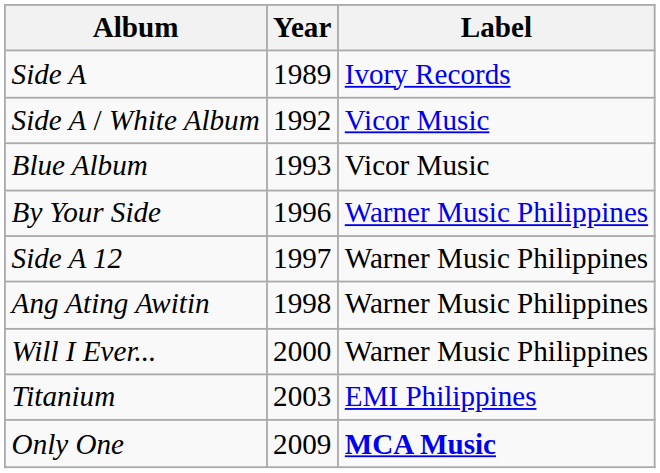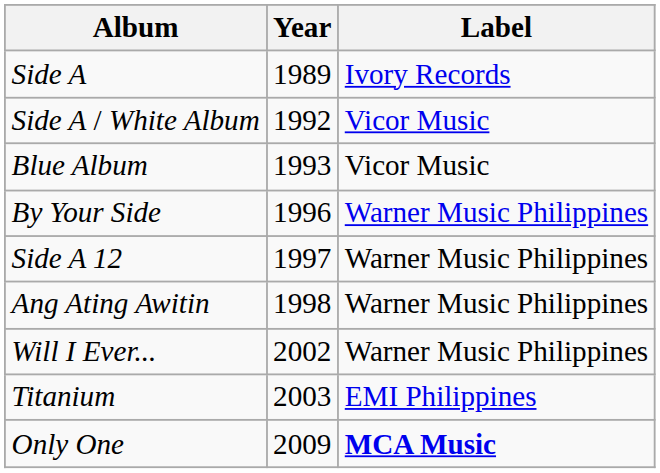(302, 350) 2000 -> (302, 350) 2002
